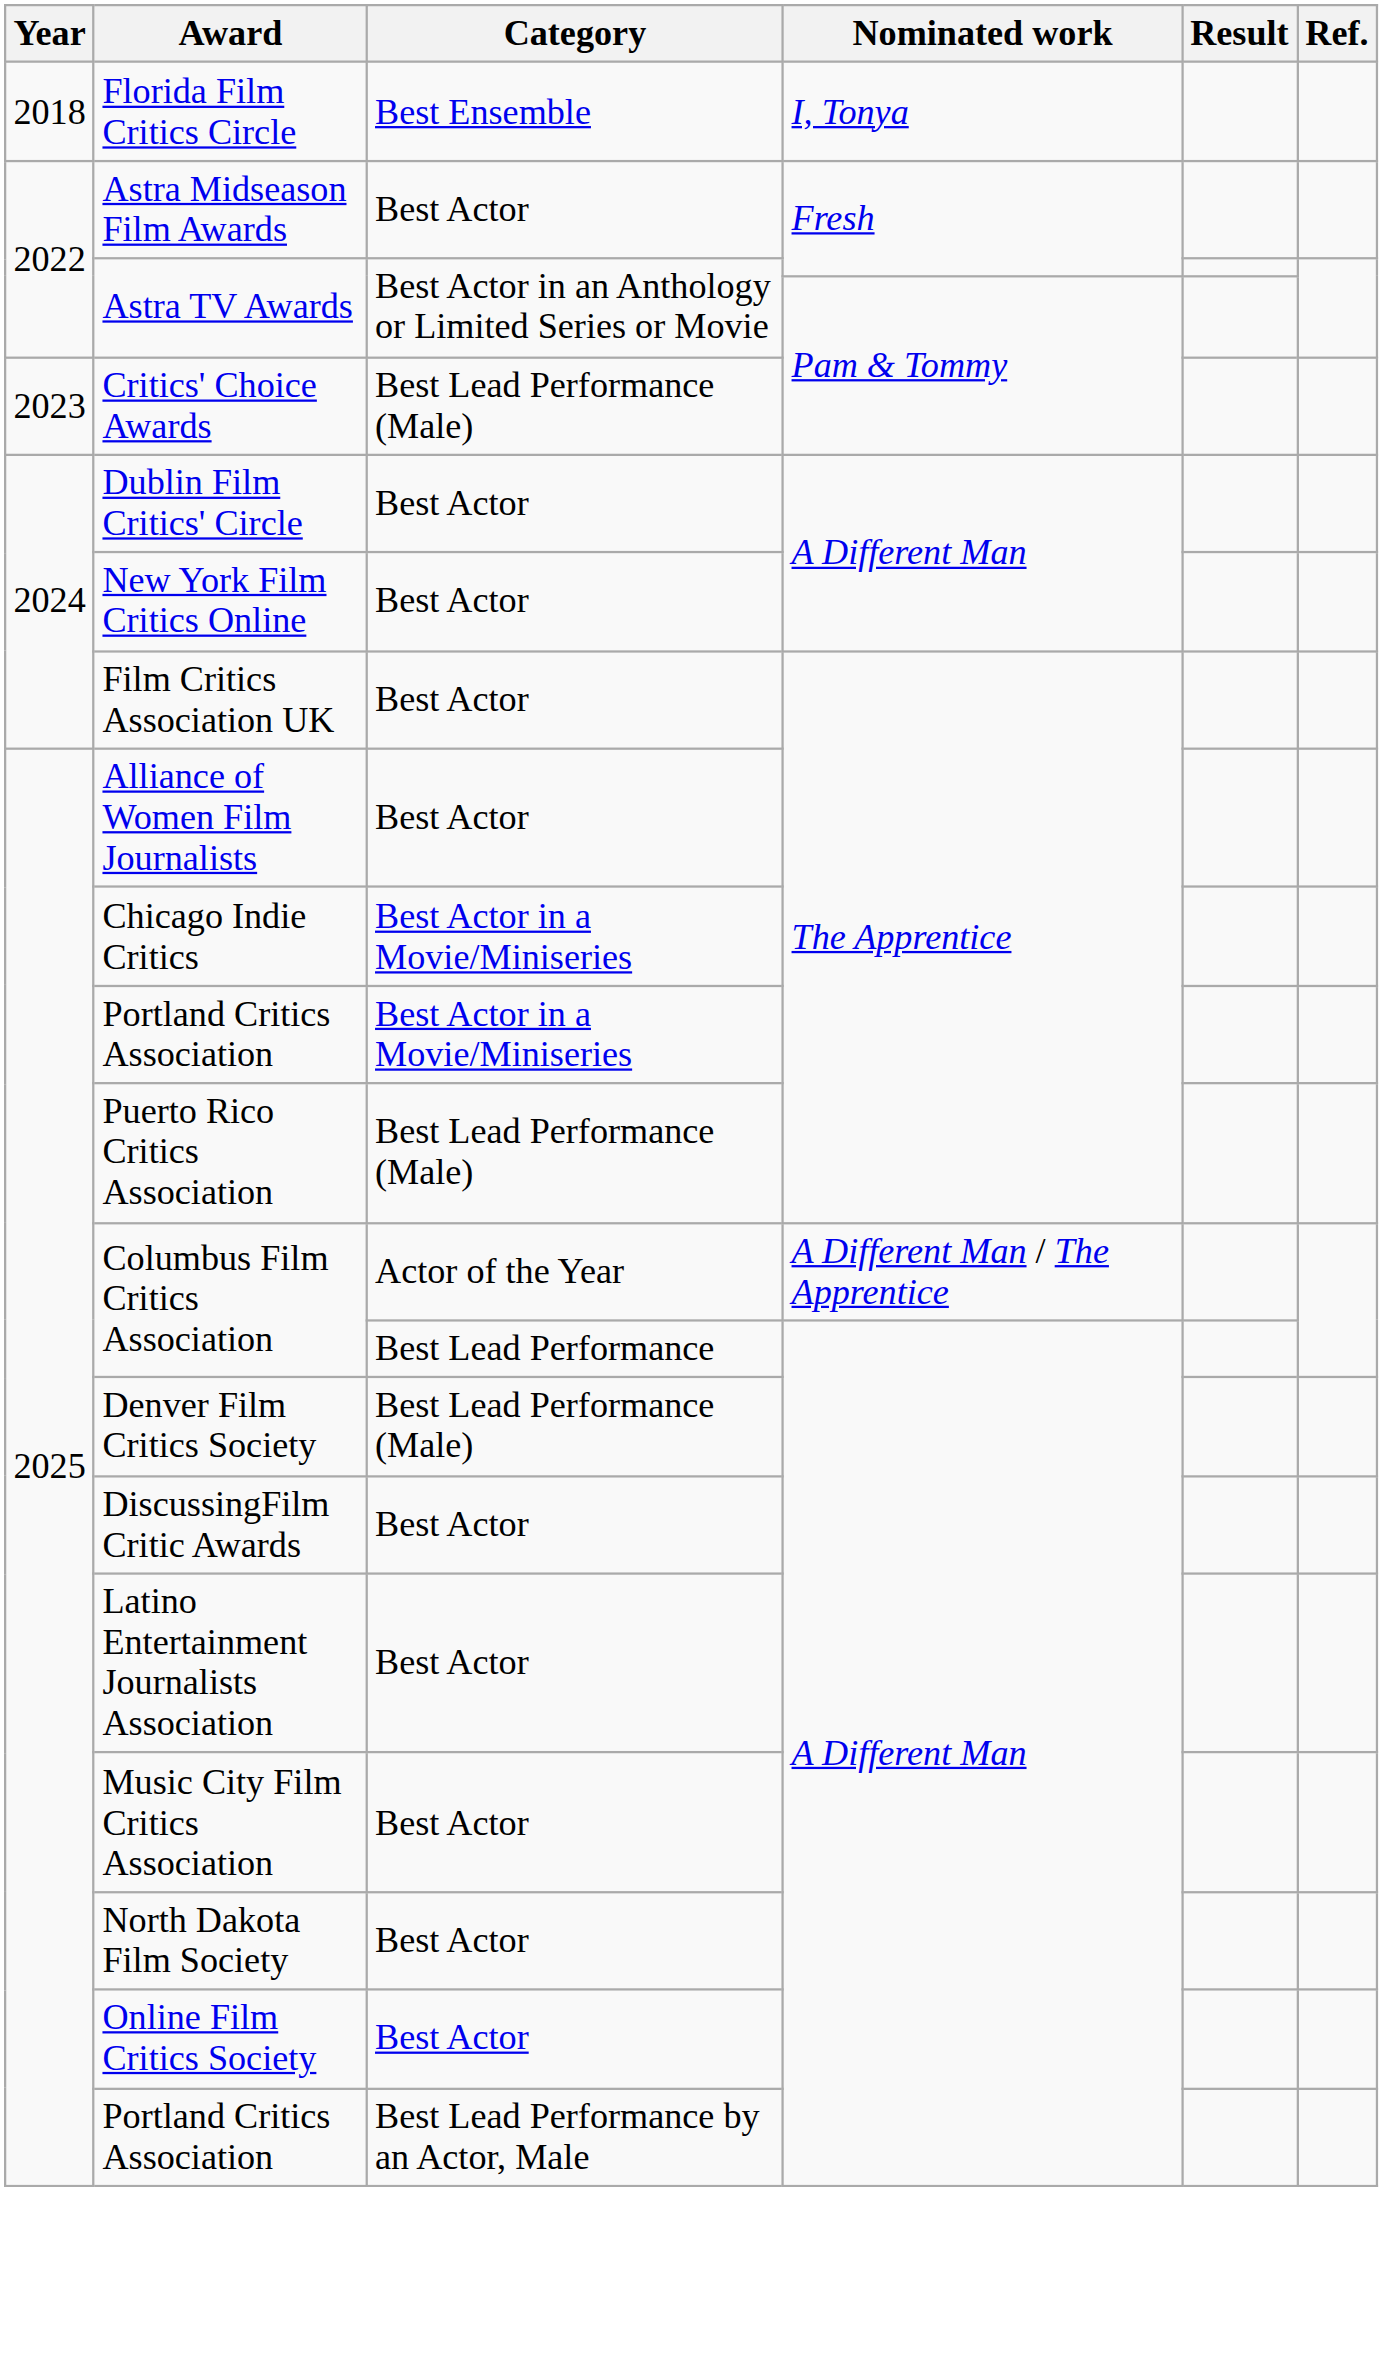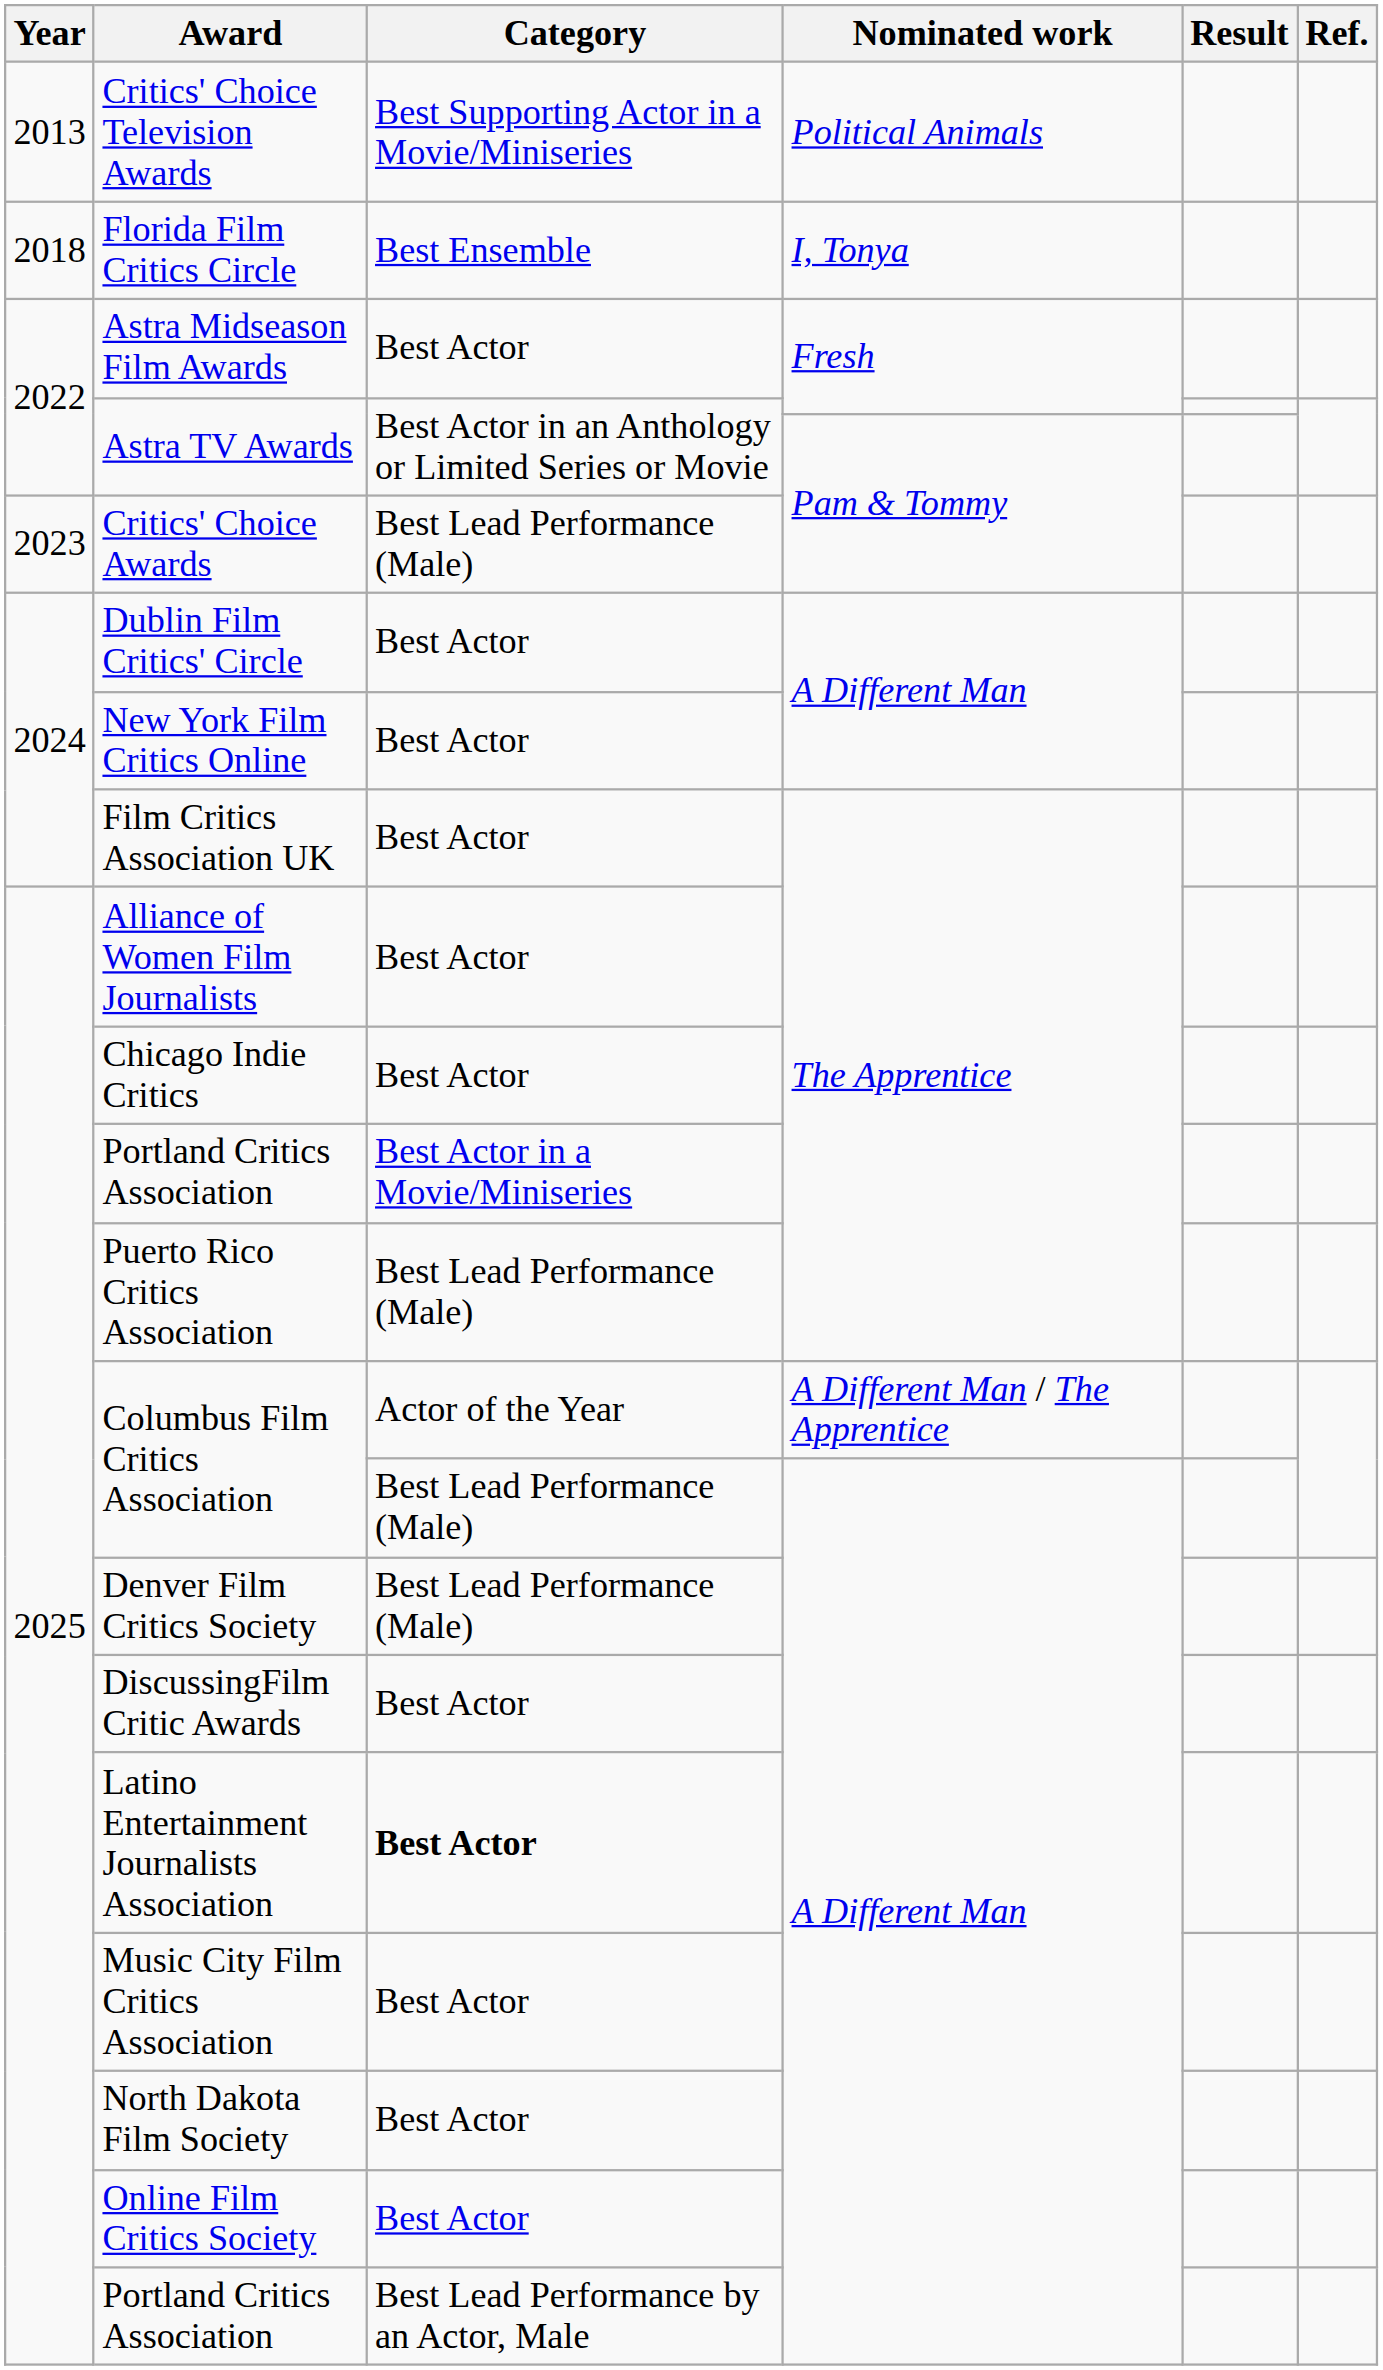+ row: (210, 131)
(504, 935) Best Actor in a Movie/Miniseries -> (452, 1074) Best Actor
(545, 1348) Best Lead Performance -> (545, 1507) Best Lead Performance (Male)
(452, 1662) normal -> (456, 1842) bold
